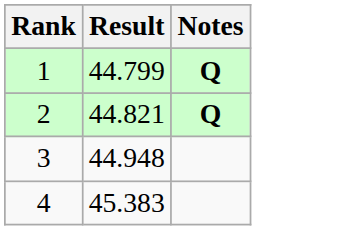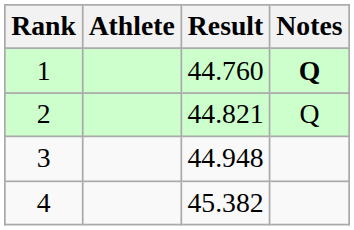+ column: (132, 26)
(127, 70) 44.799 -> (226, 70) 44.760
(211, 114) bold -> (309, 114) normal
(127, 202) 45.383 -> (226, 202) 45.382
